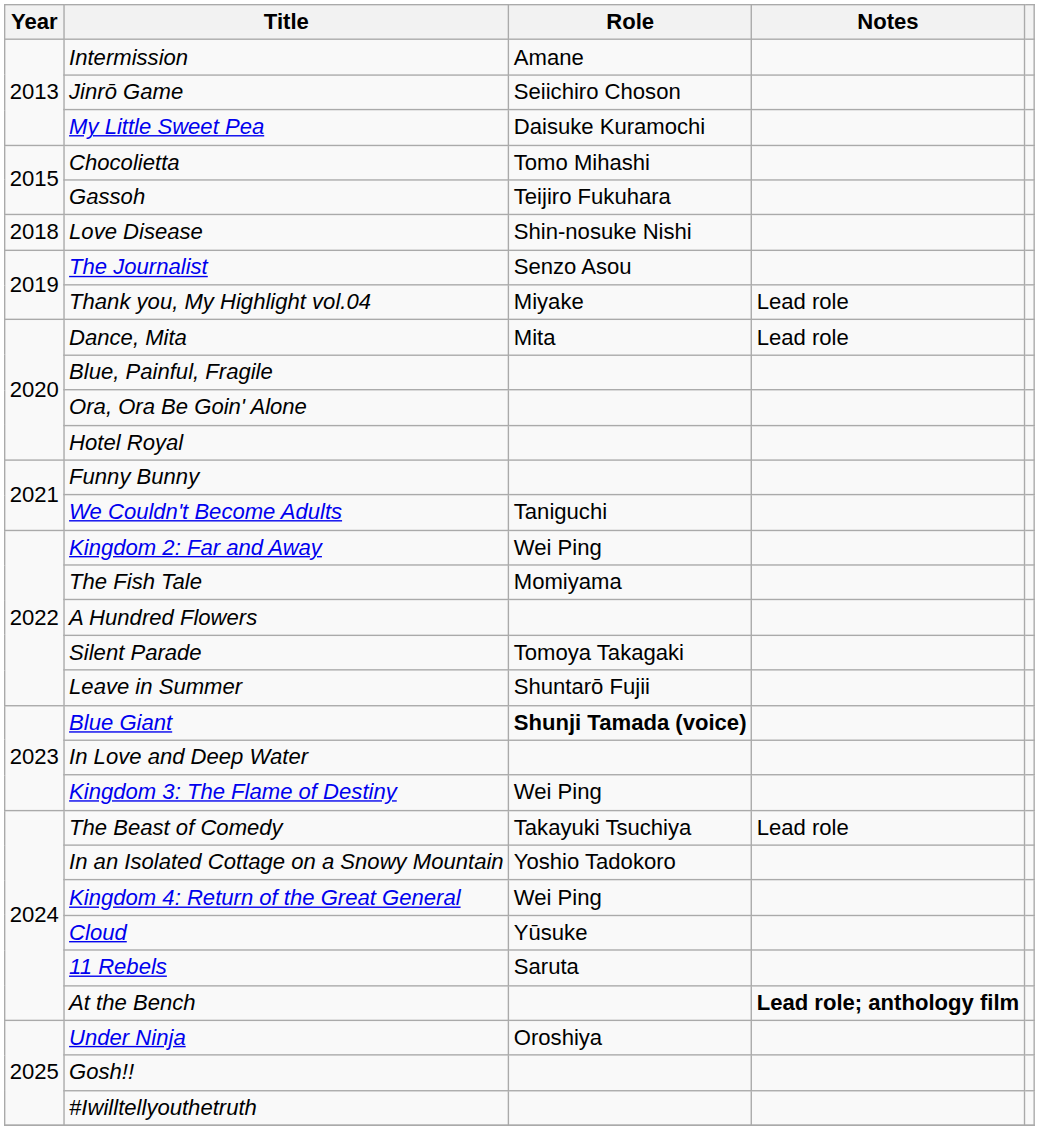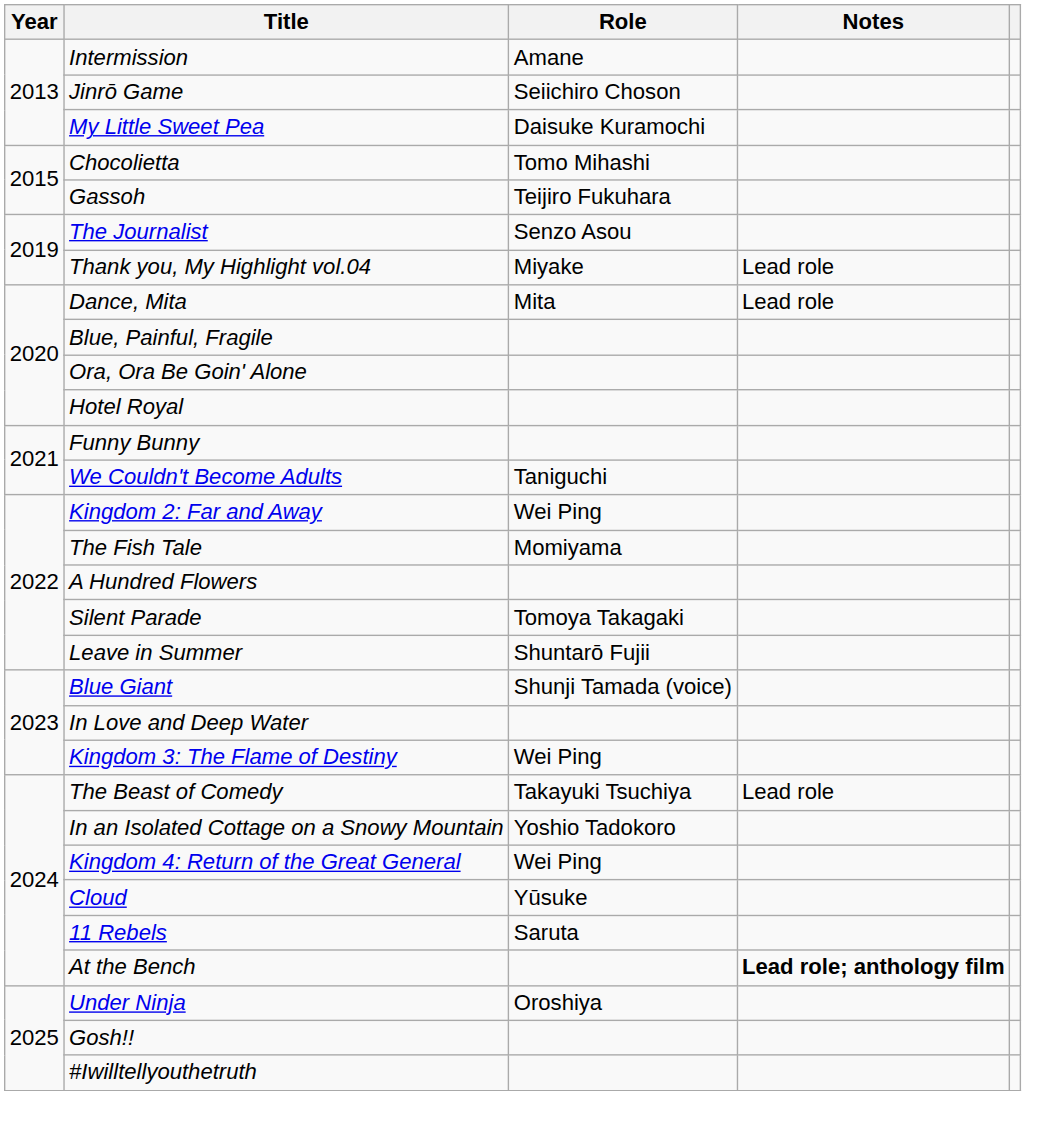- row: (136, 232)
(630, 722) bold -> (623, 687) normal
